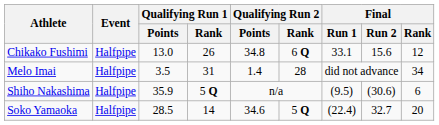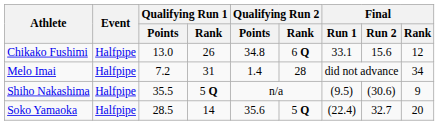(163, 72) 3.5 -> (163, 72) 7.2
(163, 91) 35.9 -> (163, 91) 35.5
(418, 91) 6 -> (418, 91) 9
(255, 110) 34.6 -> (255, 110) 35.6
